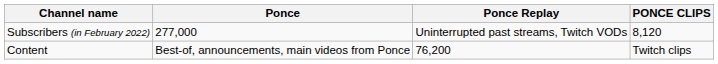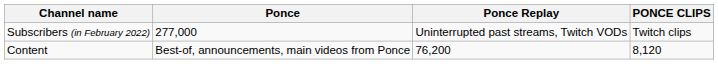(647, 31) 8,120 -> (662, 31) Twitch clips
(662, 50) Twitch clips -> (647, 50) 8,120
